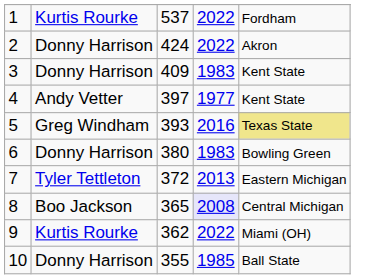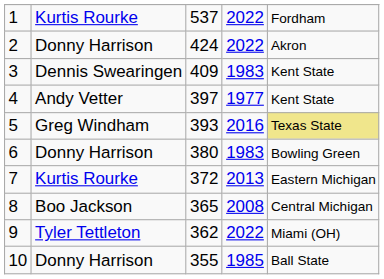(94, 71) Donny Harrison -> (109, 71) Dennis Swearingen
(88, 179) Tyler Tettleton -> (86, 179) Kurtis Rourke
(216, 206) lavender background -> (245, 206) no background
(86, 233) Kurtis Rourke -> (88, 233) Tyler Tettleton
